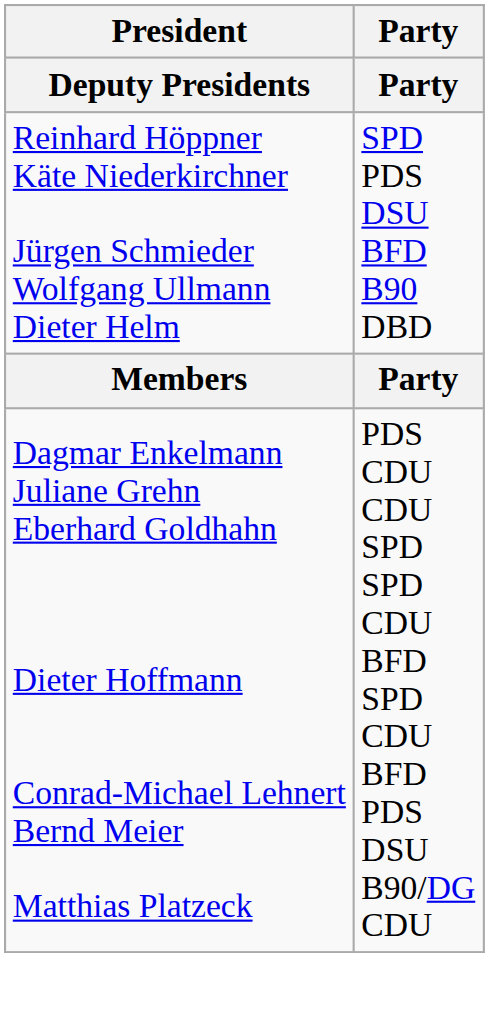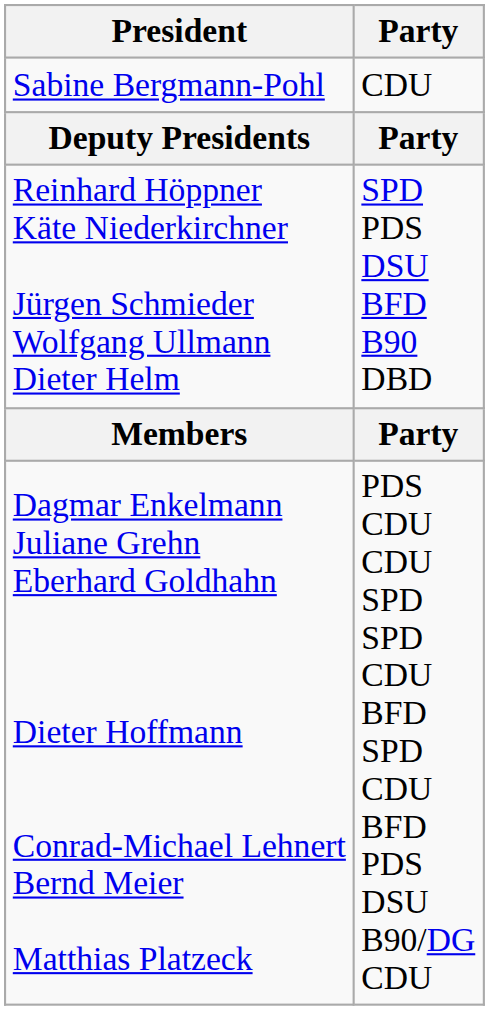+ row: (169, 84)
